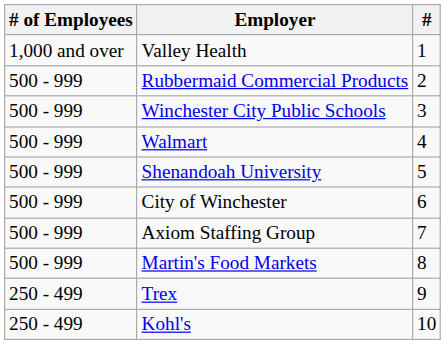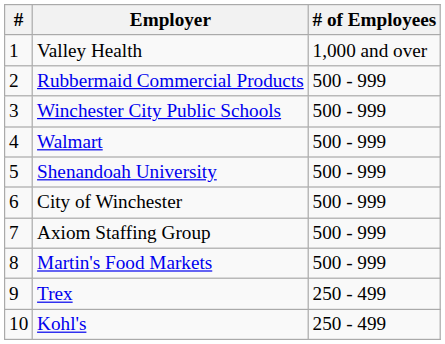columns swapped: (427, 19) <-> (71, 19)
